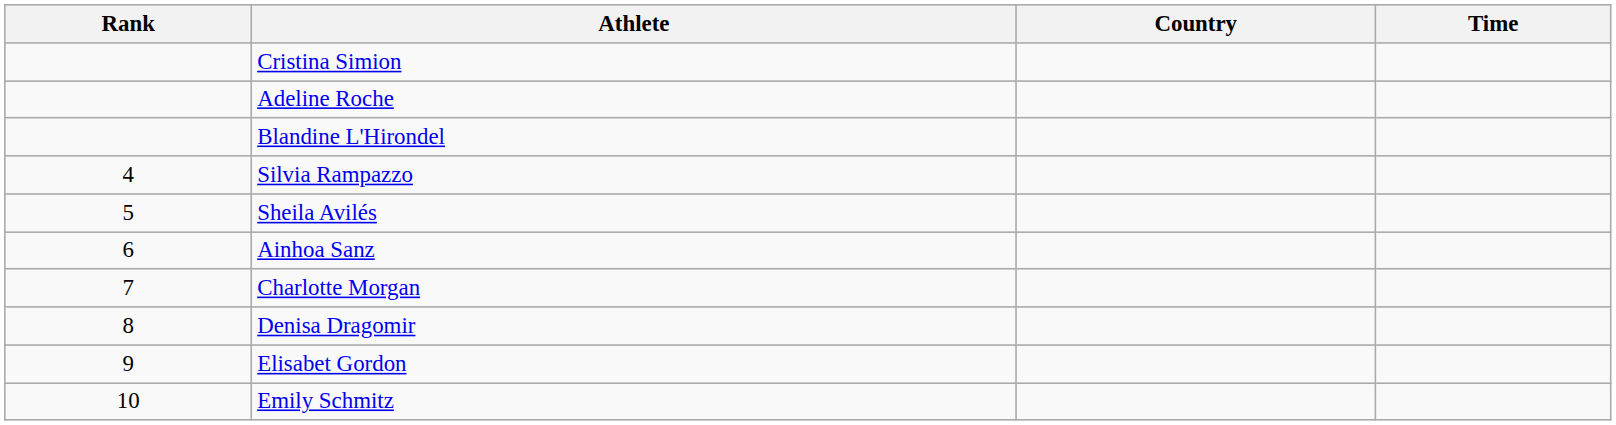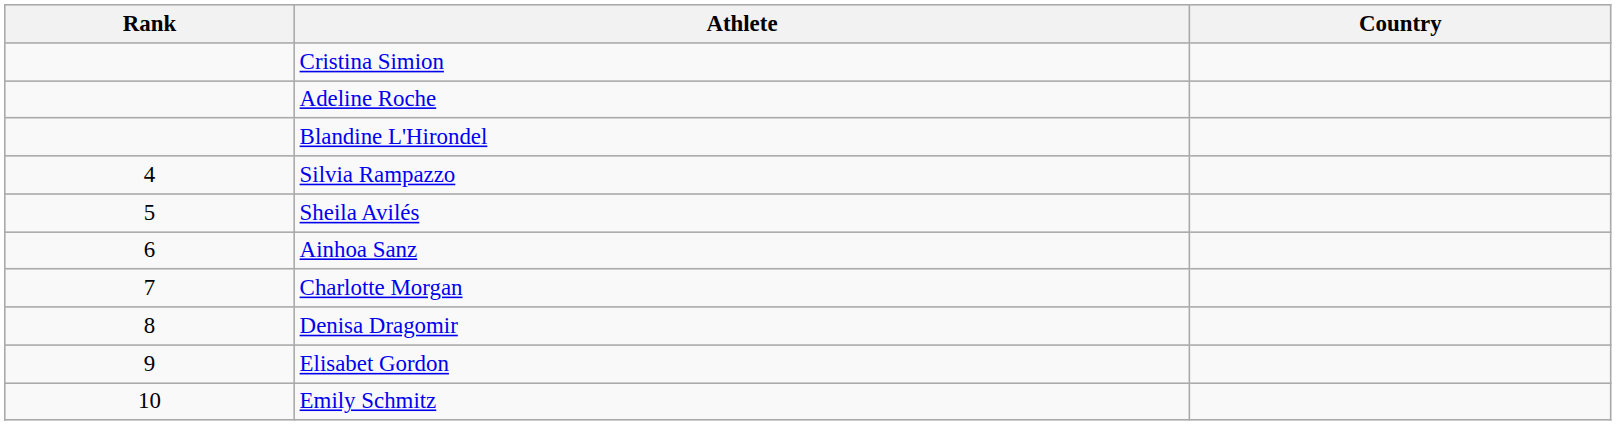- column: (1493, 23)
